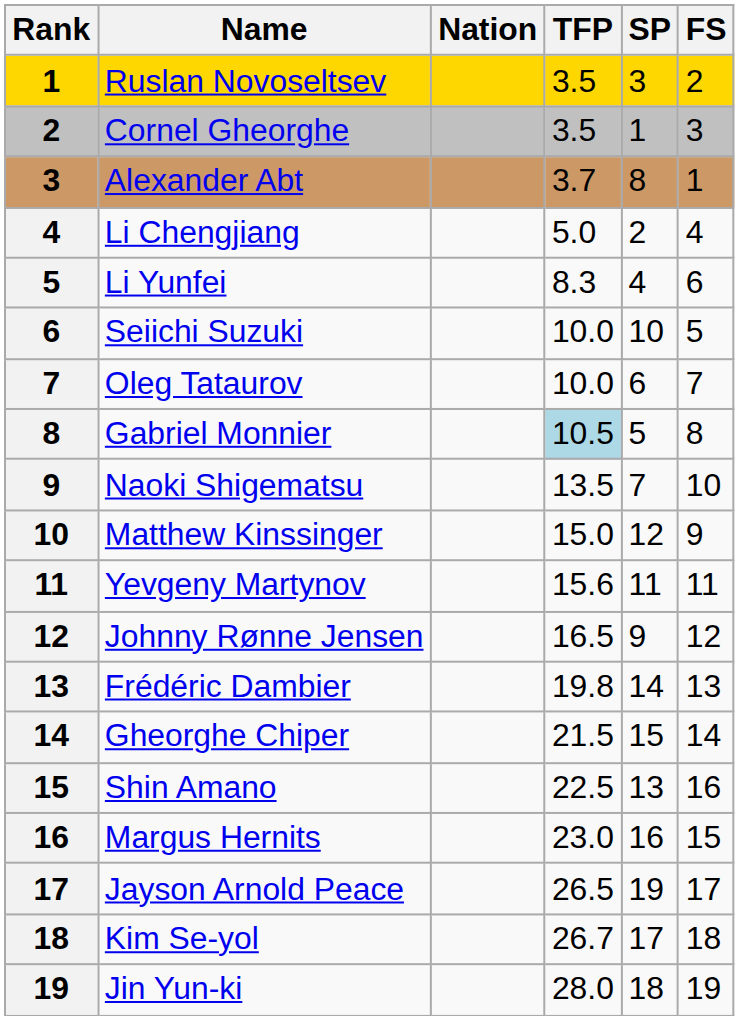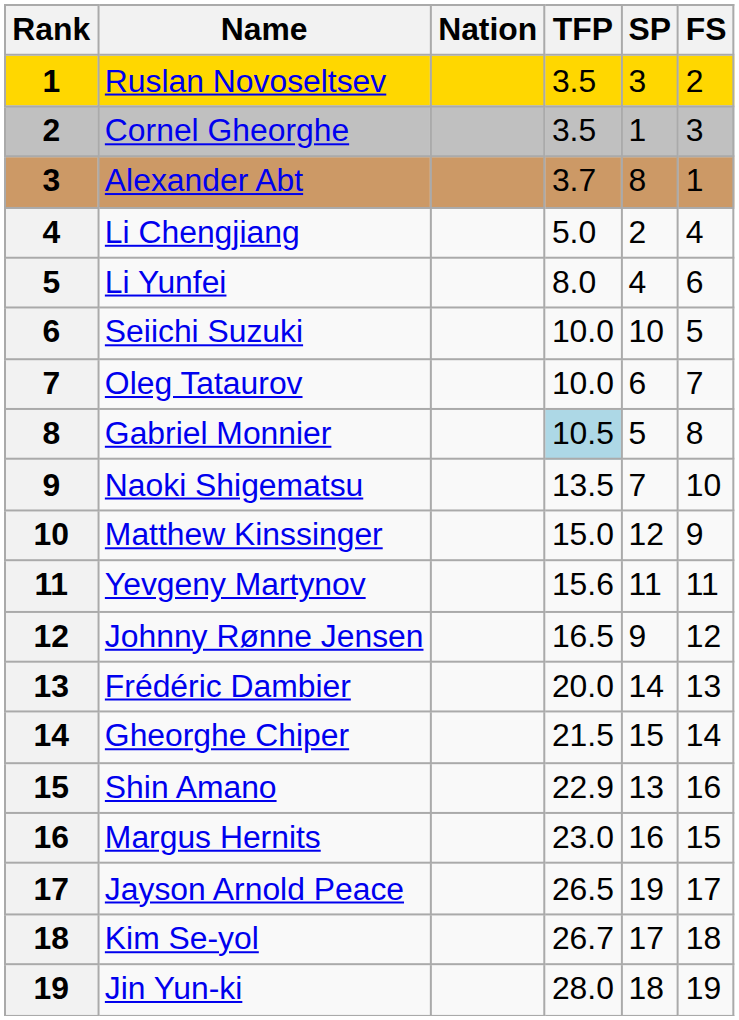(574, 282) 8.3 -> (574, 282) 8.0
(583, 686) 19.8 -> (583, 686) 20.0
(583, 787) 22.5 -> (583, 787) 22.9
